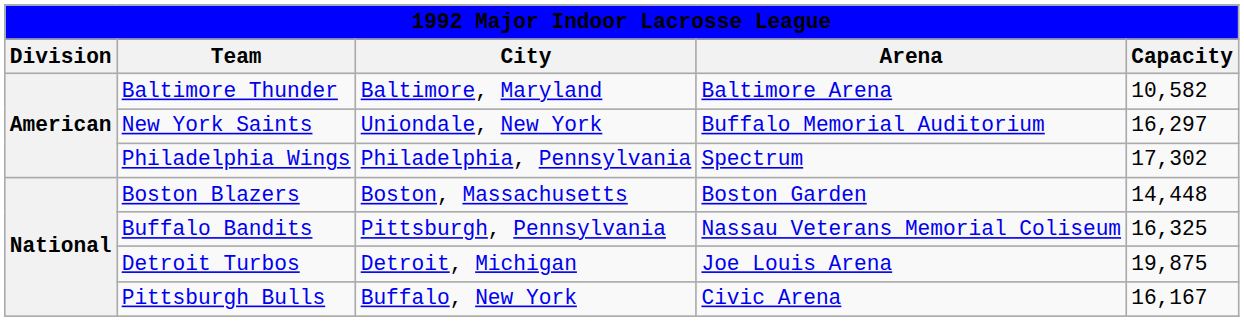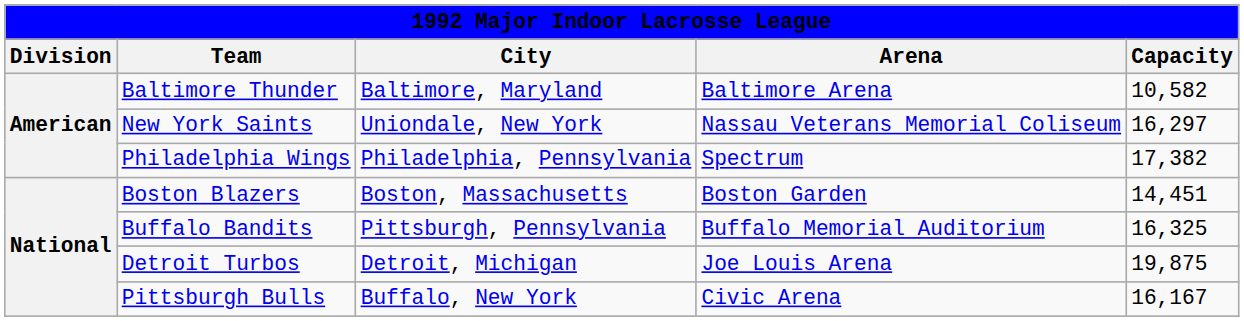(873, 126) Buffalo Memorial Auditorium -> (911, 126) Nassau Veterans Memorial Coliseum
(1169, 160) 17,302 -> (1169, 160) 17,382
(1169, 195) 14,448 -> (1169, 195) 14,451
(911, 229) Nassau Veterans Memorial Coliseum -> (873, 229) Buffalo Memorial Auditorium
